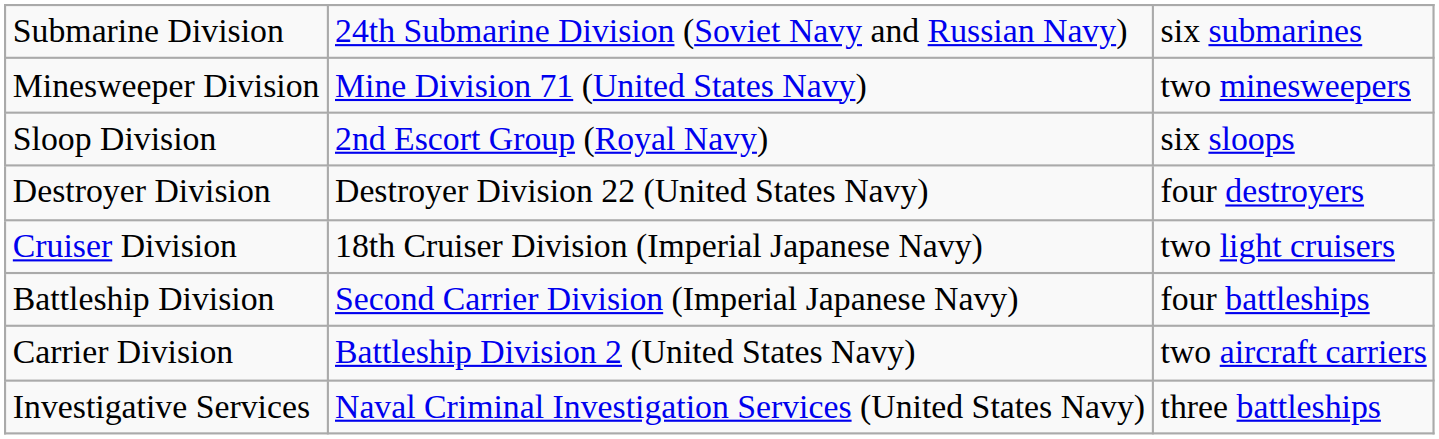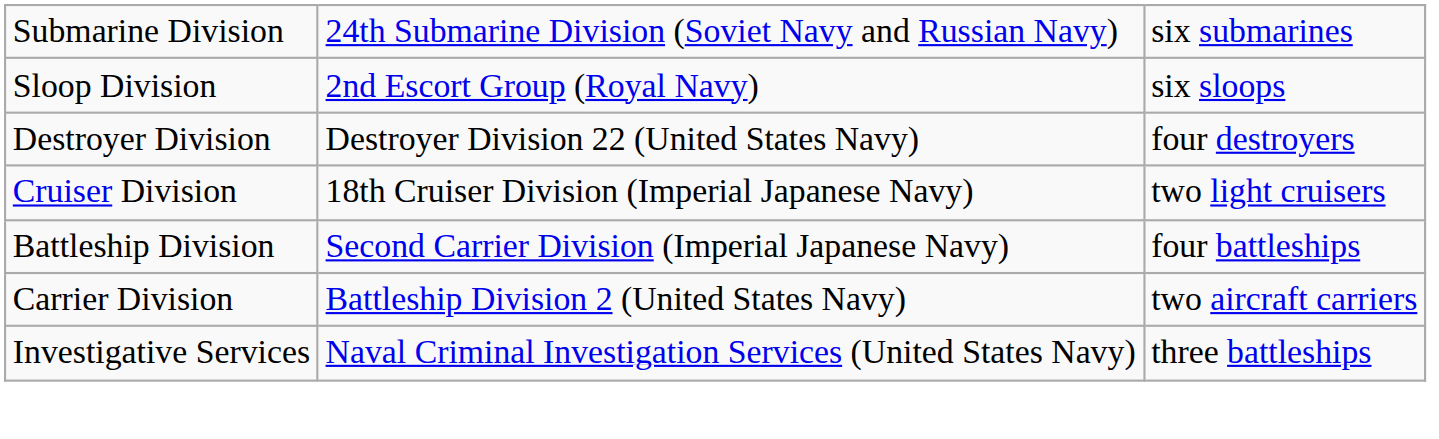- row: (166, 84)
